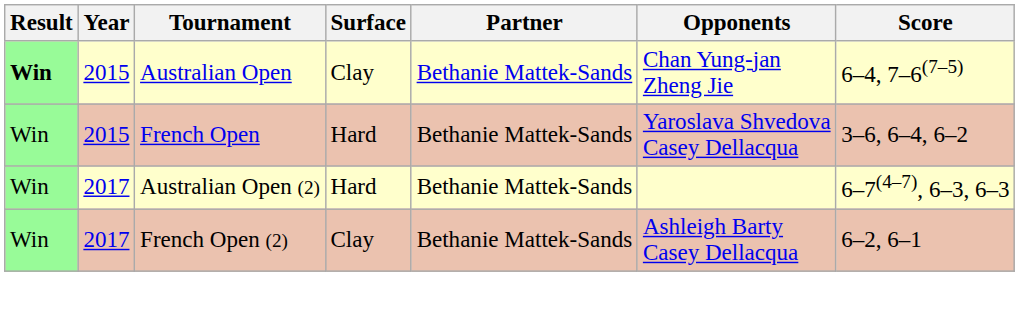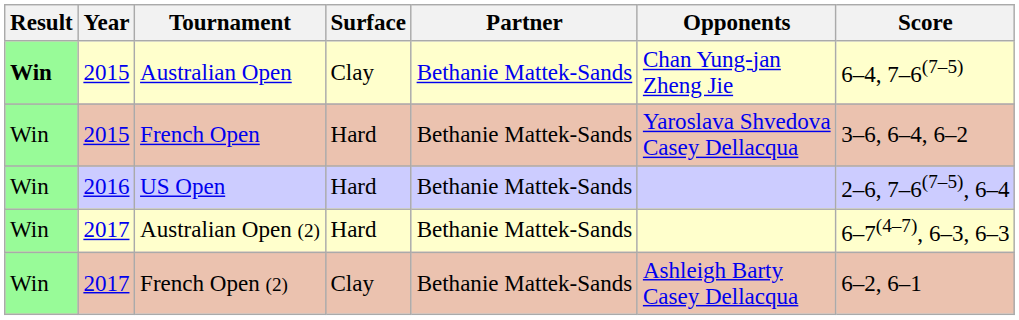+ row: (183, 187)
